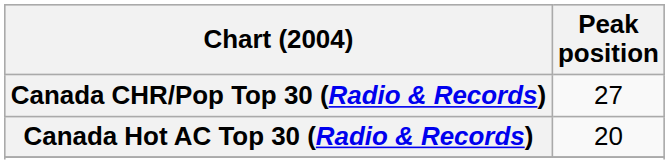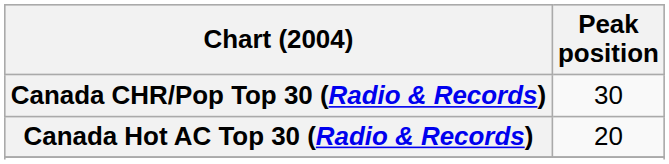(608, 95) 27 -> (608, 95) 30
